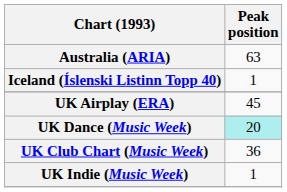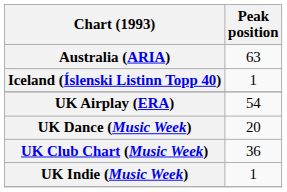(253, 103) 45 -> (253, 103) 54
(253, 127) paleturquoise background -> (253, 127) no background
